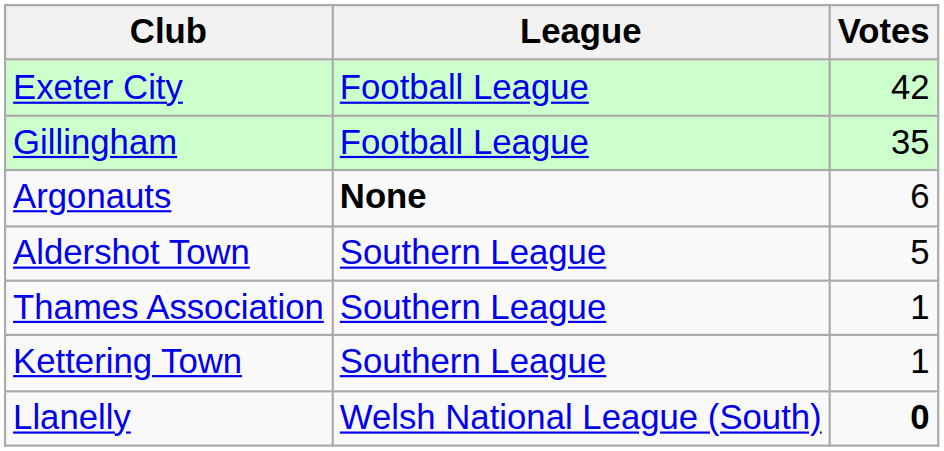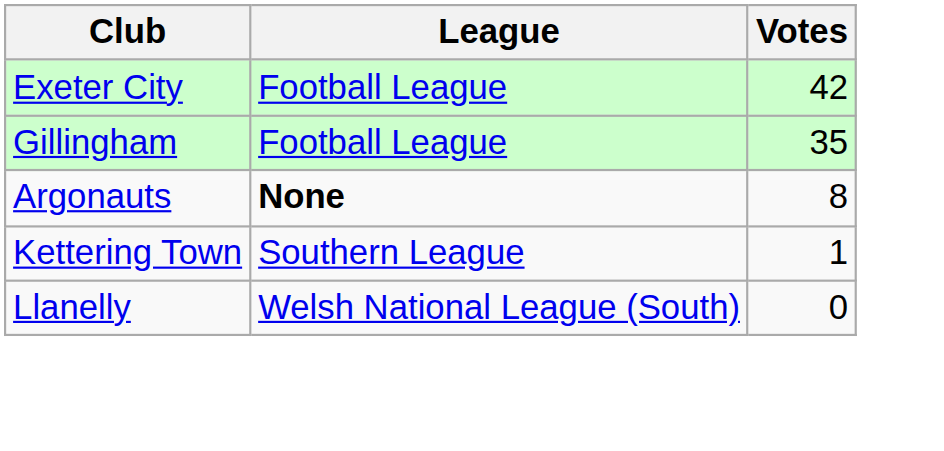(920, 197) 6 -> (838, 197) 8
- row: (131, 252)
- row: (168, 307)
(920, 417) bold -> (838, 307) normal
